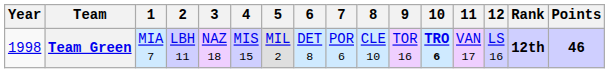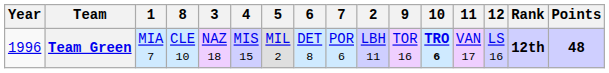columns swapped: (183, 16) <-> (373, 16)
(25, 48) 1998 -> (25, 48) 1996
(576, 48) 46 -> (576, 48) 48
